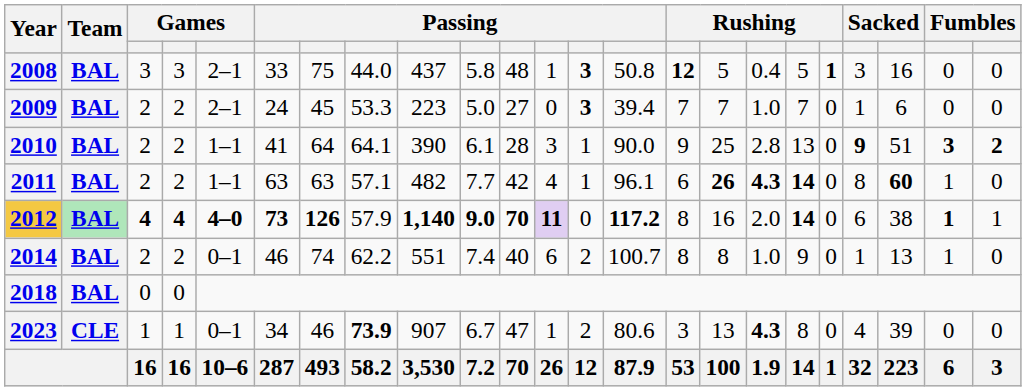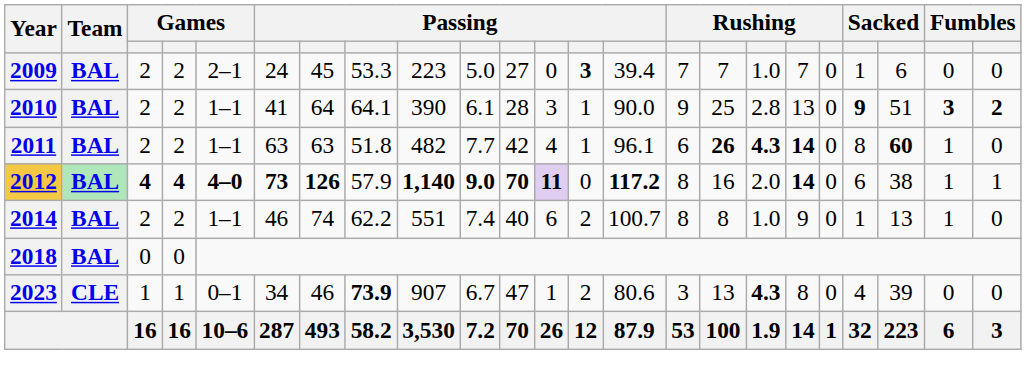- row: (33, 70)
(371, 181) 57.1 -> (371, 144) 51.8
(949, 219) bold -> (949, 181) normal
(225, 256) 0–1 -> (225, 219) 1–1
